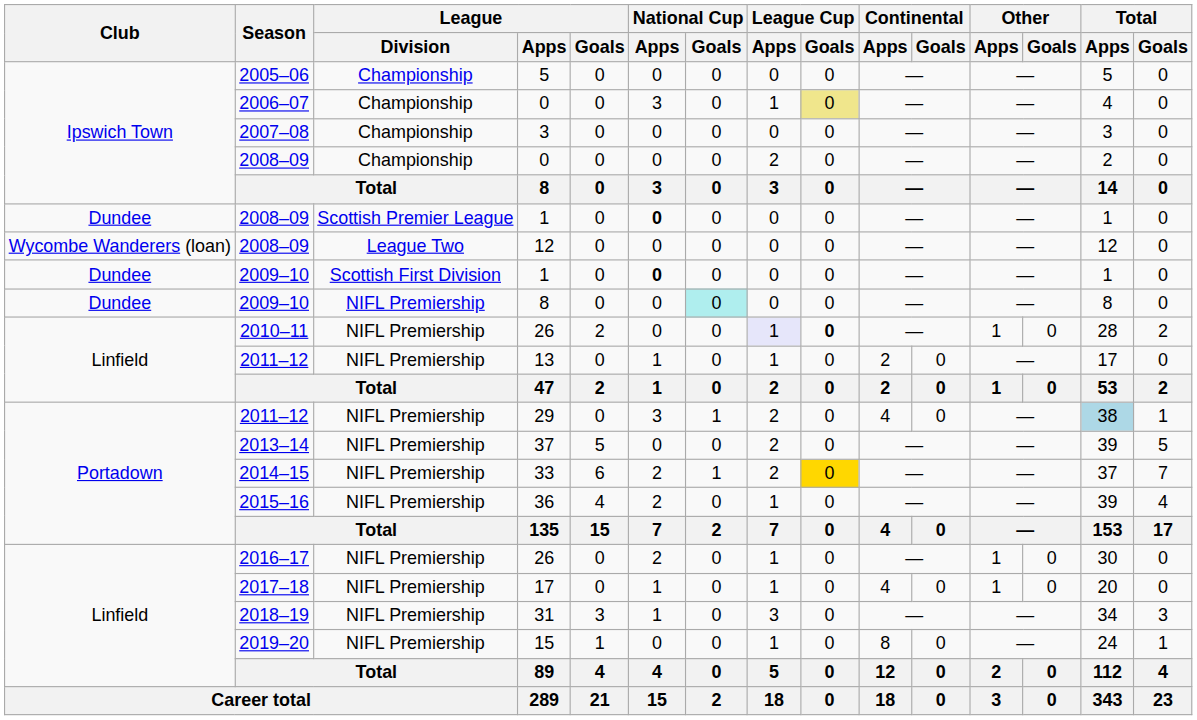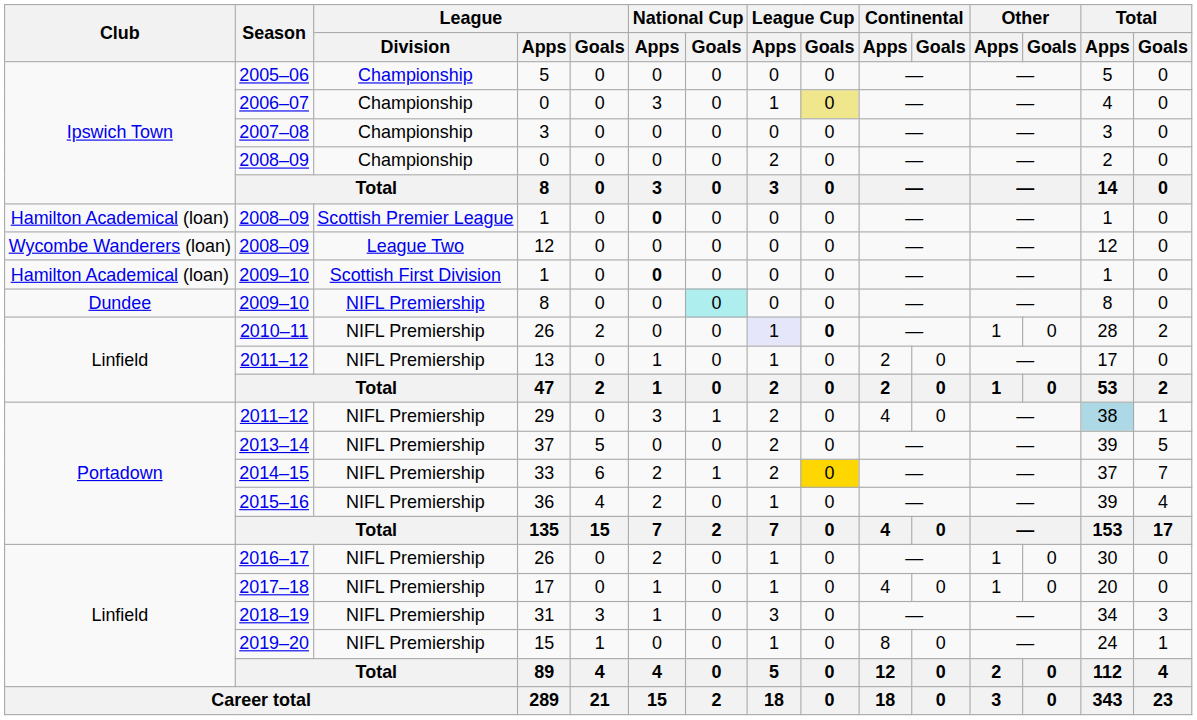(120, 217) Dundee -> (120, 217) Hamilton Academical (loan)
(120, 274) Dundee -> (120, 274) Hamilton Academical (loan)
